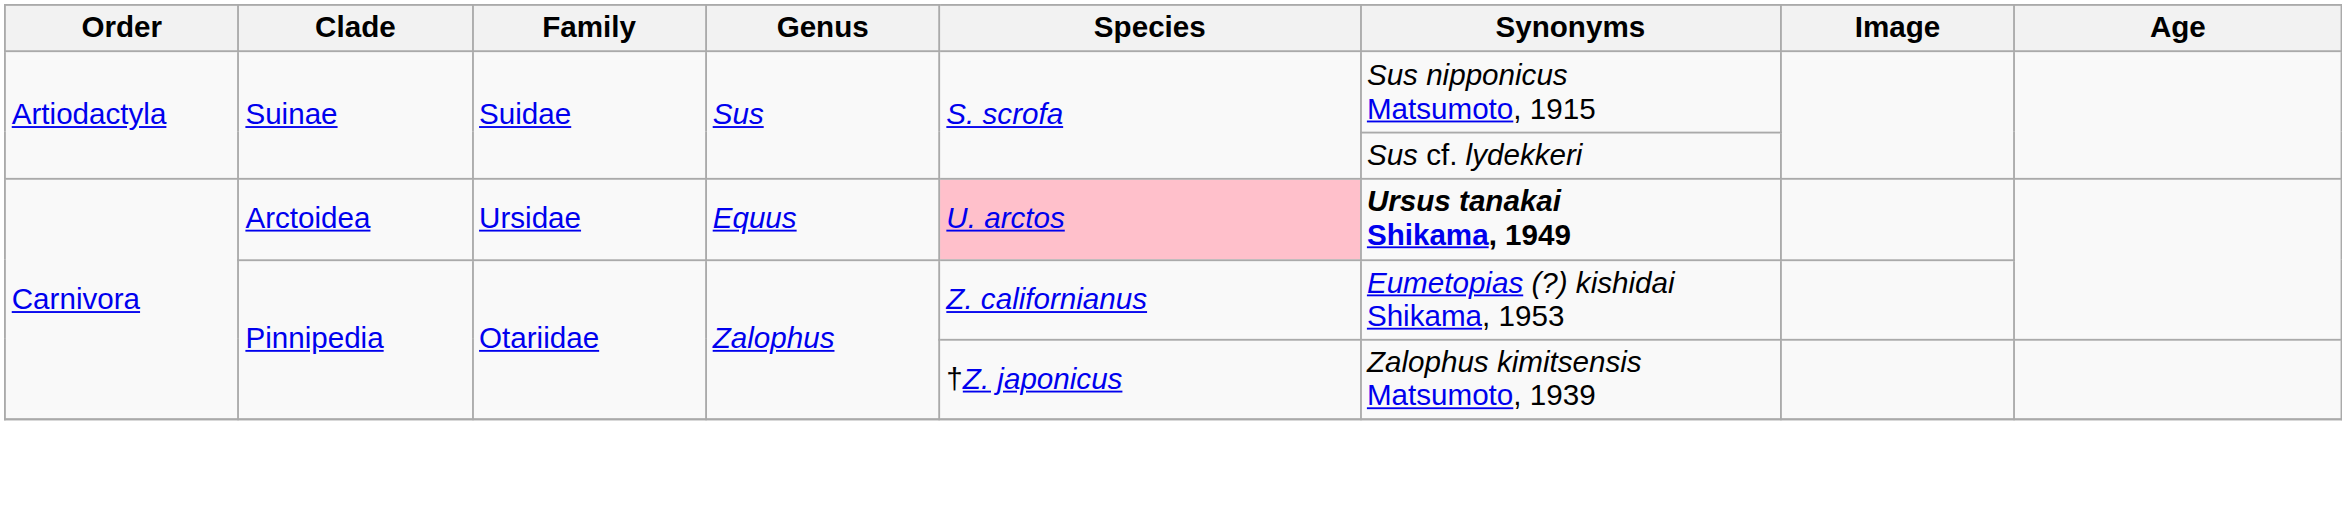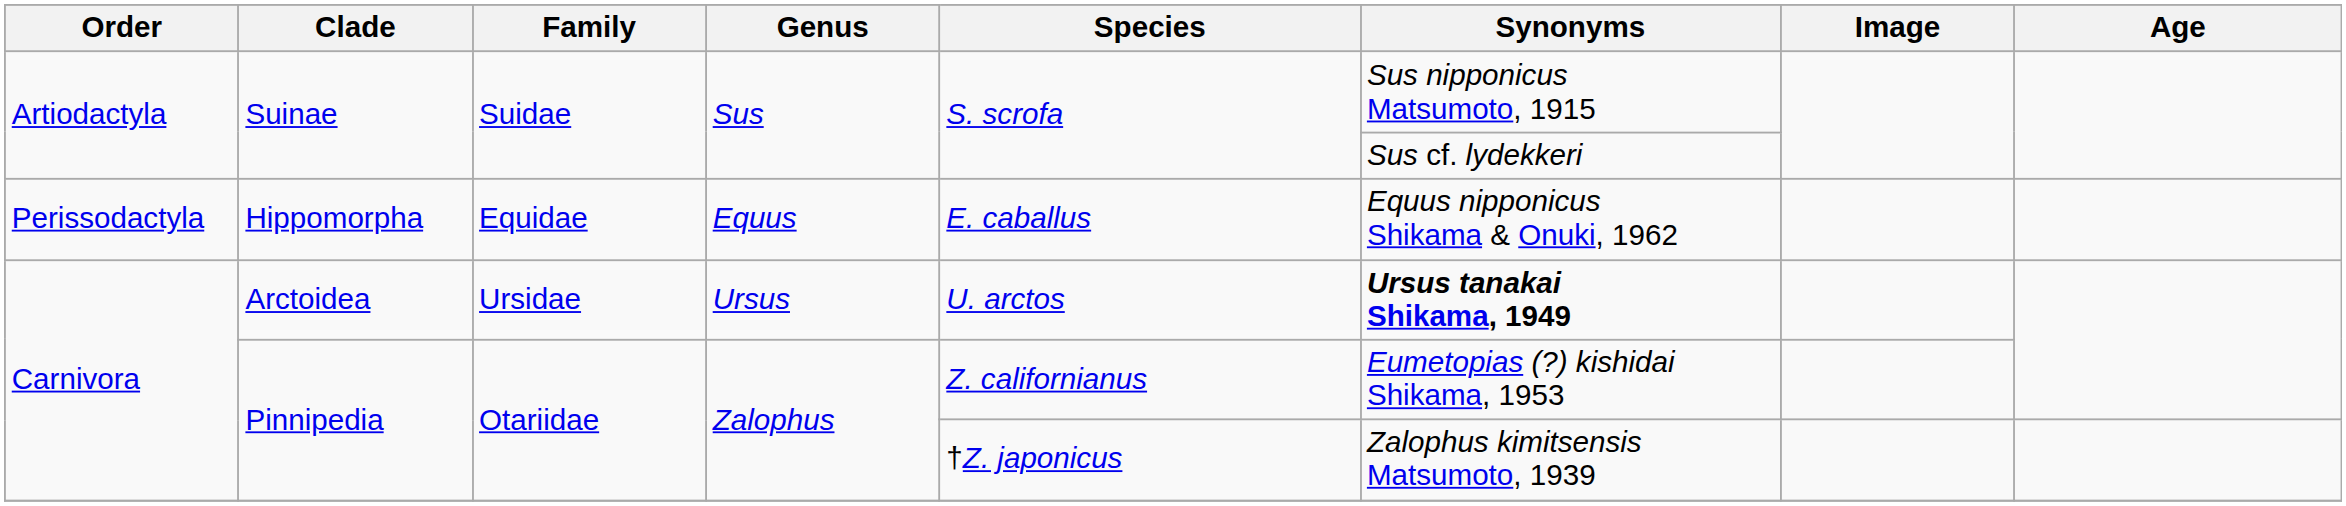+ row: (334, 218)
(755, 218) Equus -> (751, 298) Ursus
(1006, 218) pink background -> (1006, 298) no background
